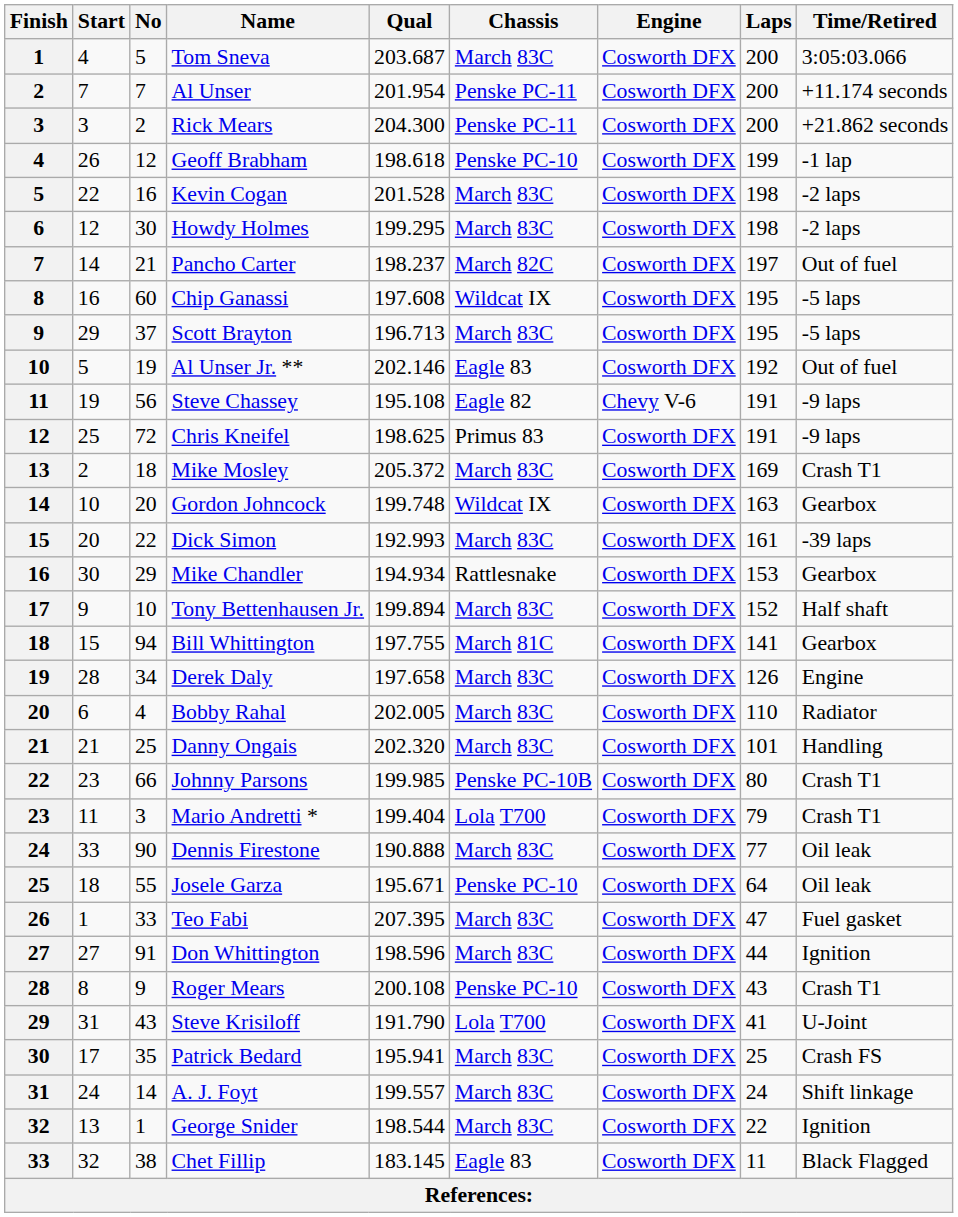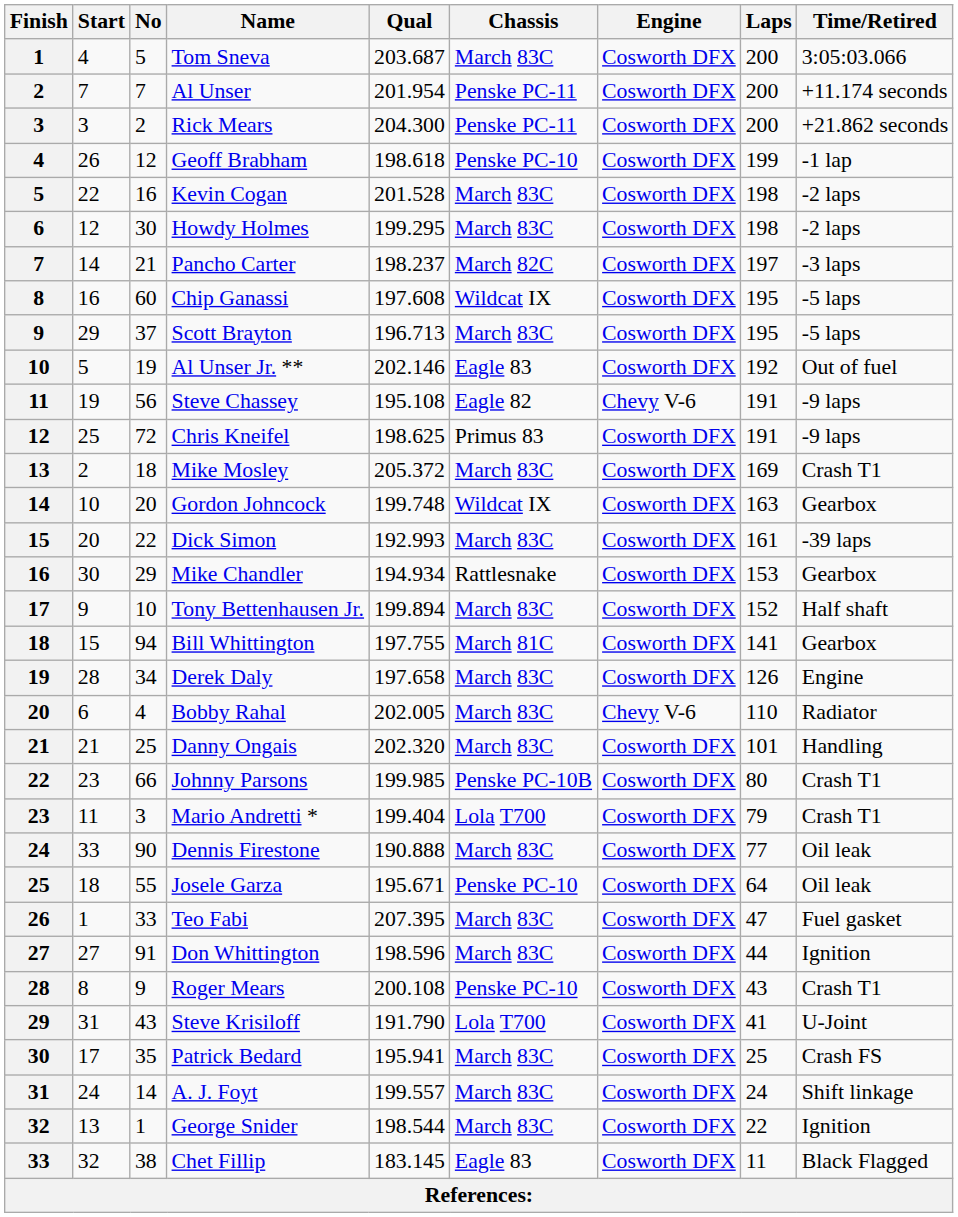(849, 263) Out of fuel -> (831, 263) -3 laps
(669, 711) Cosworth DFX -> (649, 711) Chevy V-6
